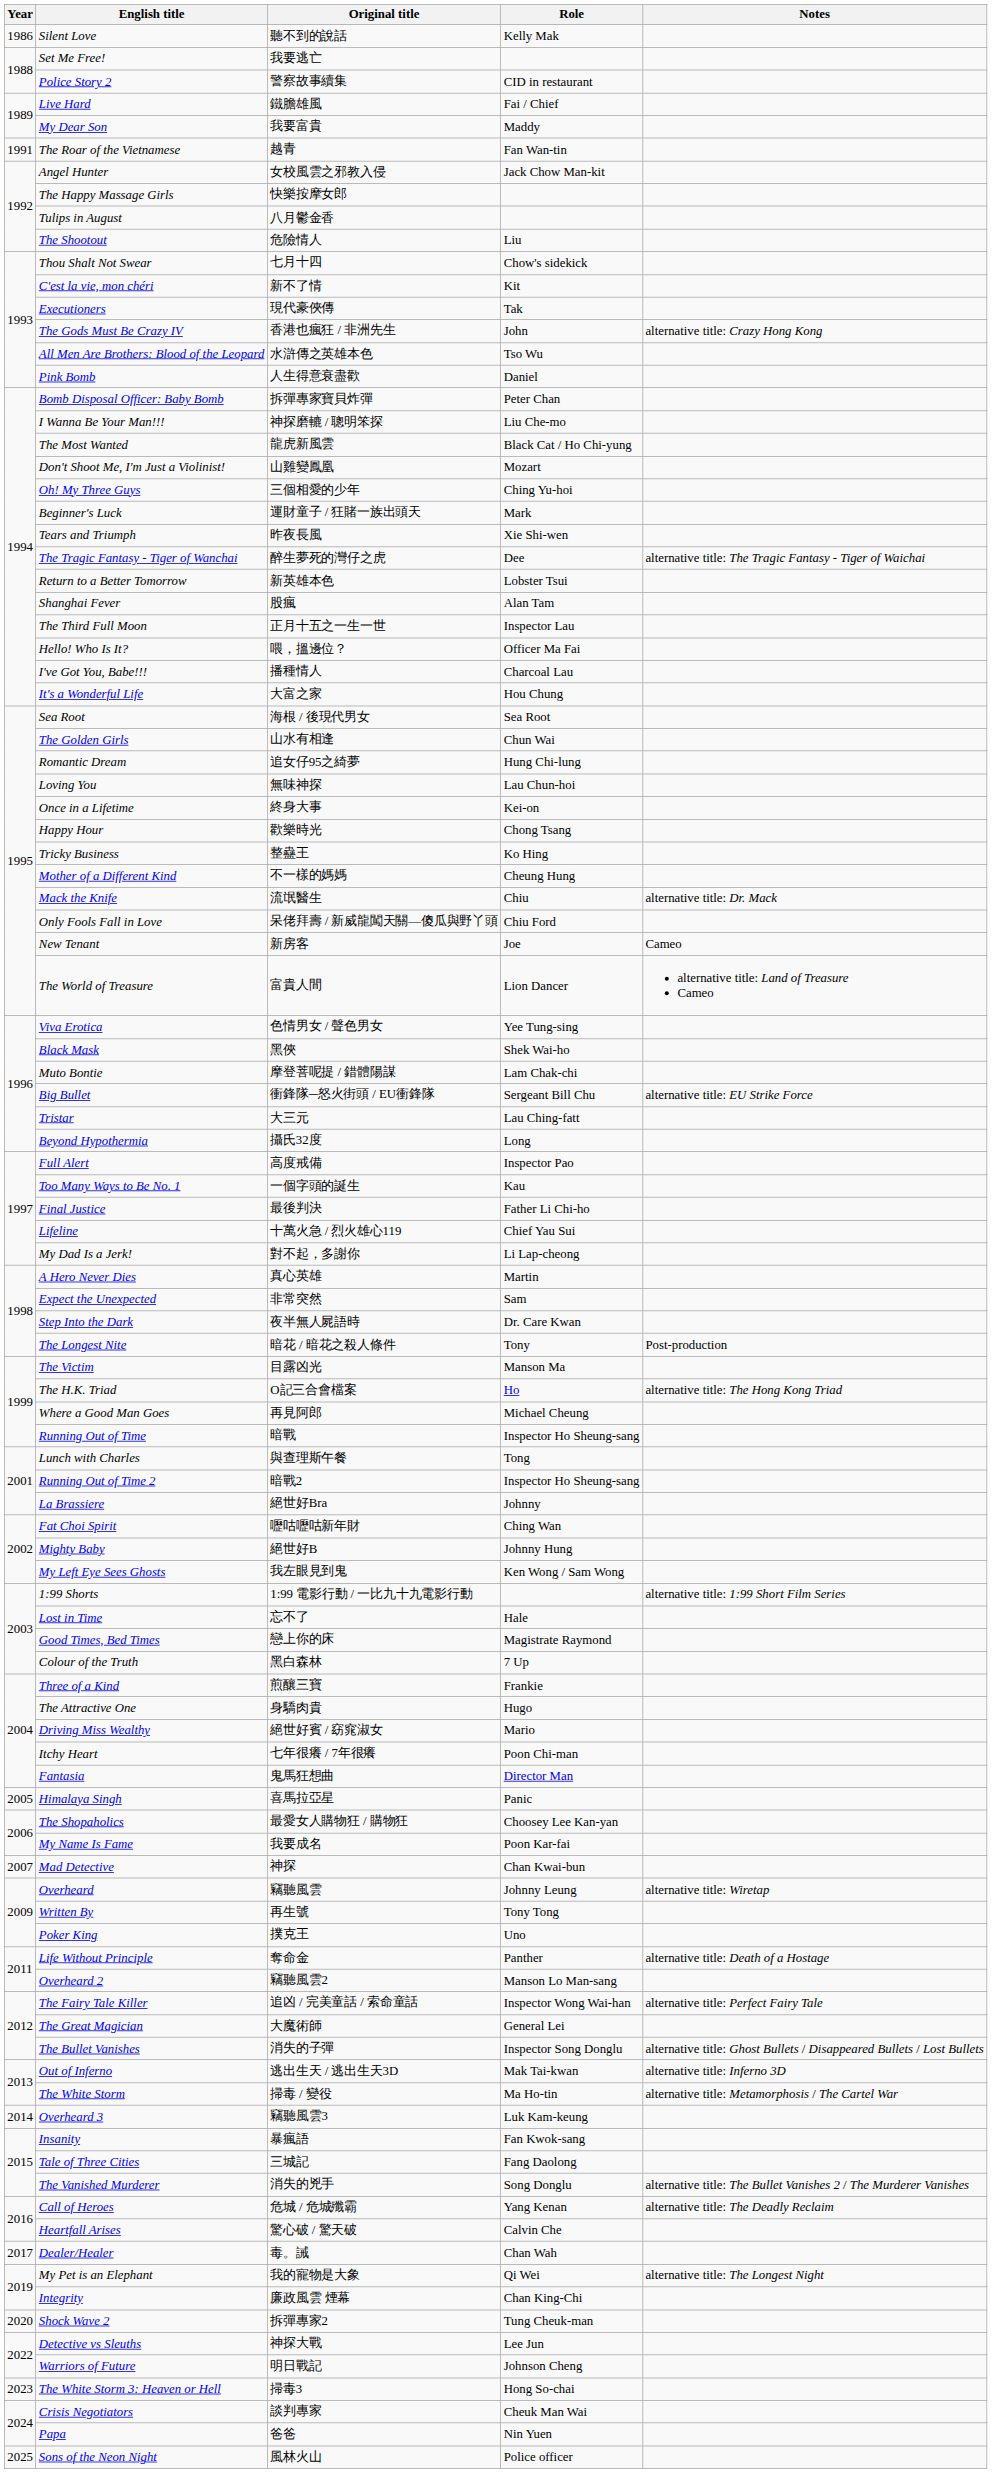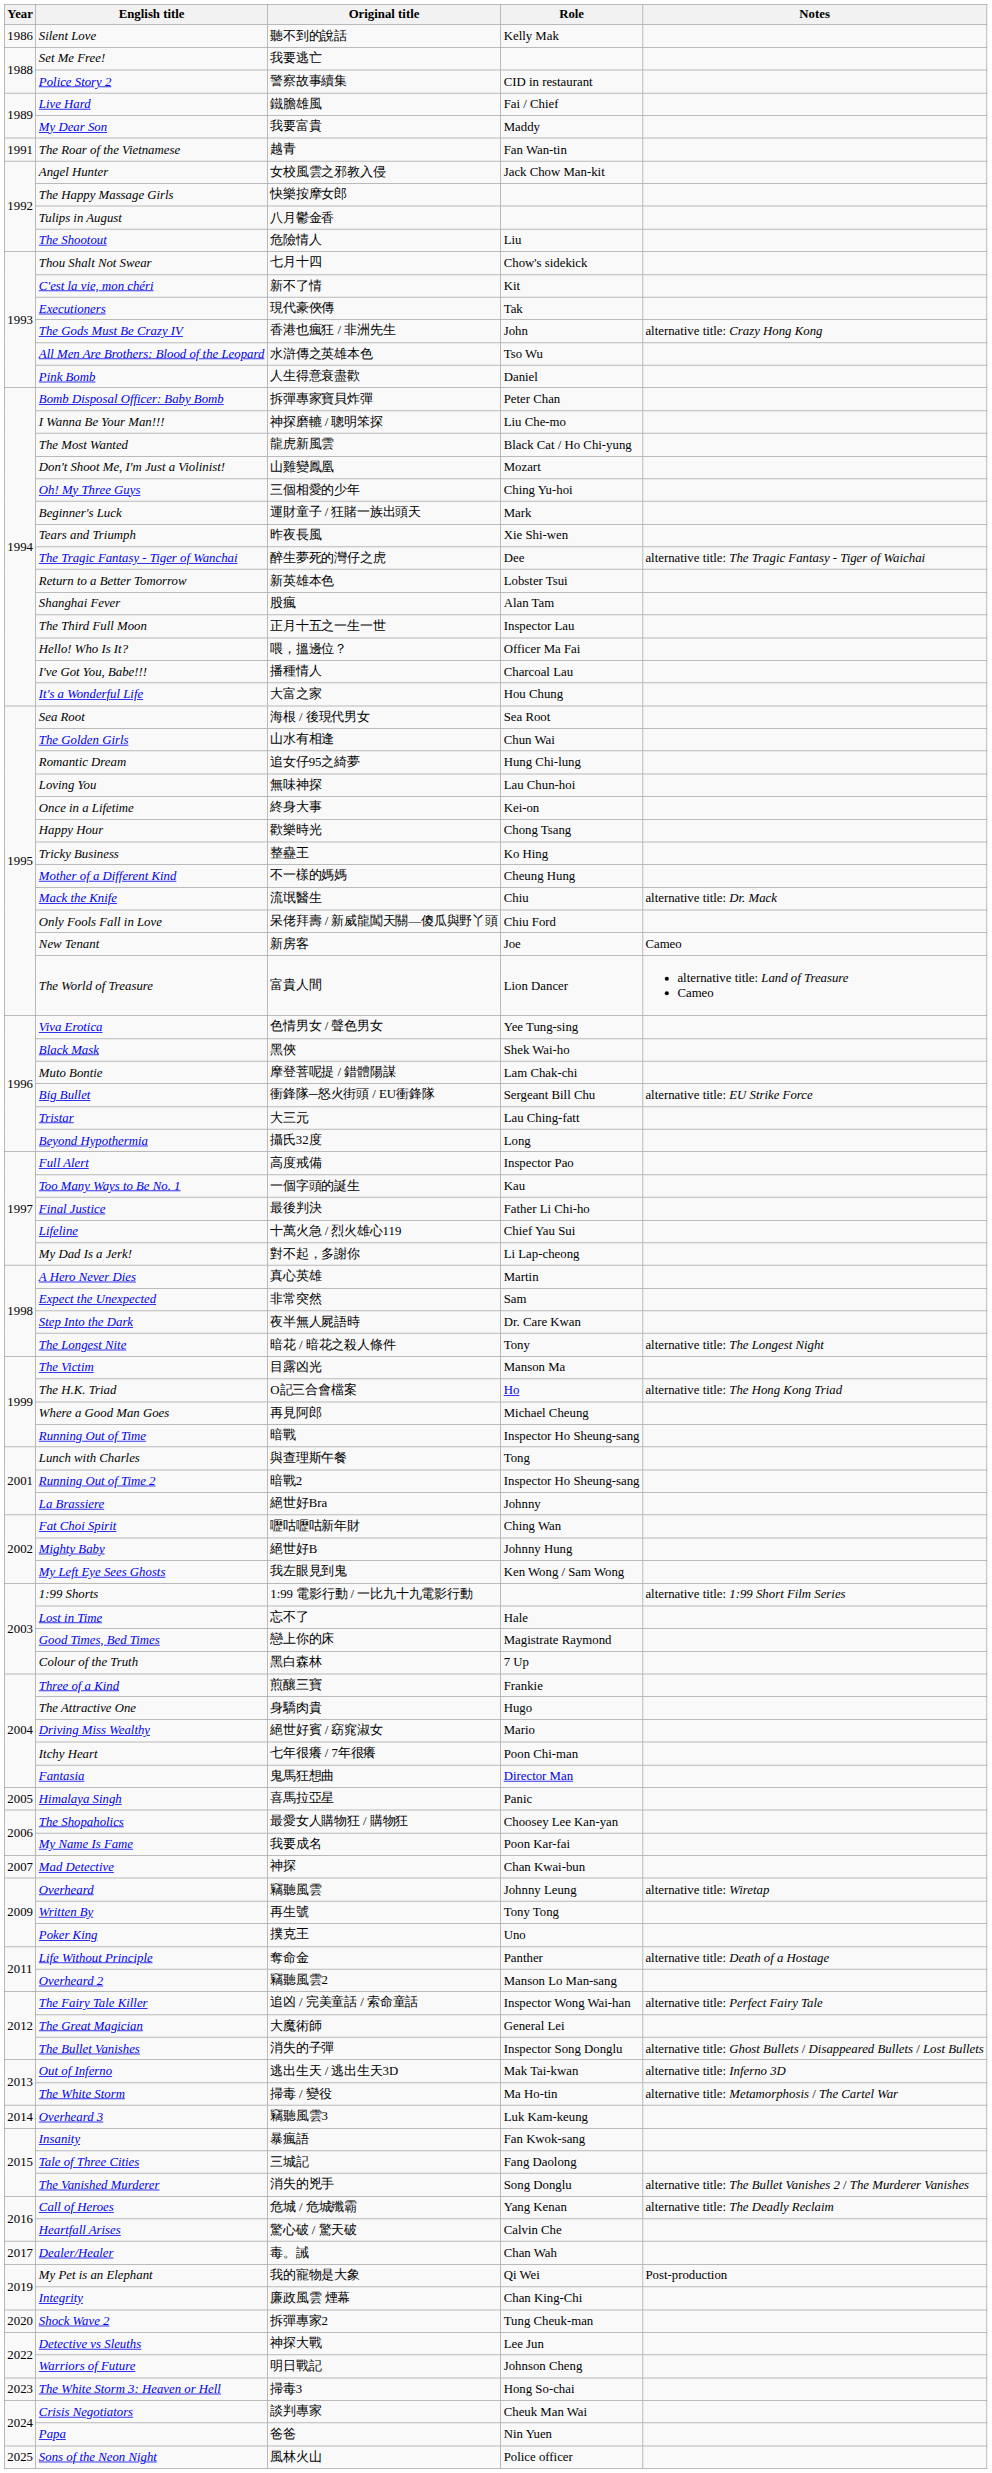(686, 1344) Post-production -> (735, 1344) alternative title: The Longest Night
(735, 2275) alternative title: The Longest Night -> (686, 2275) Post-production
